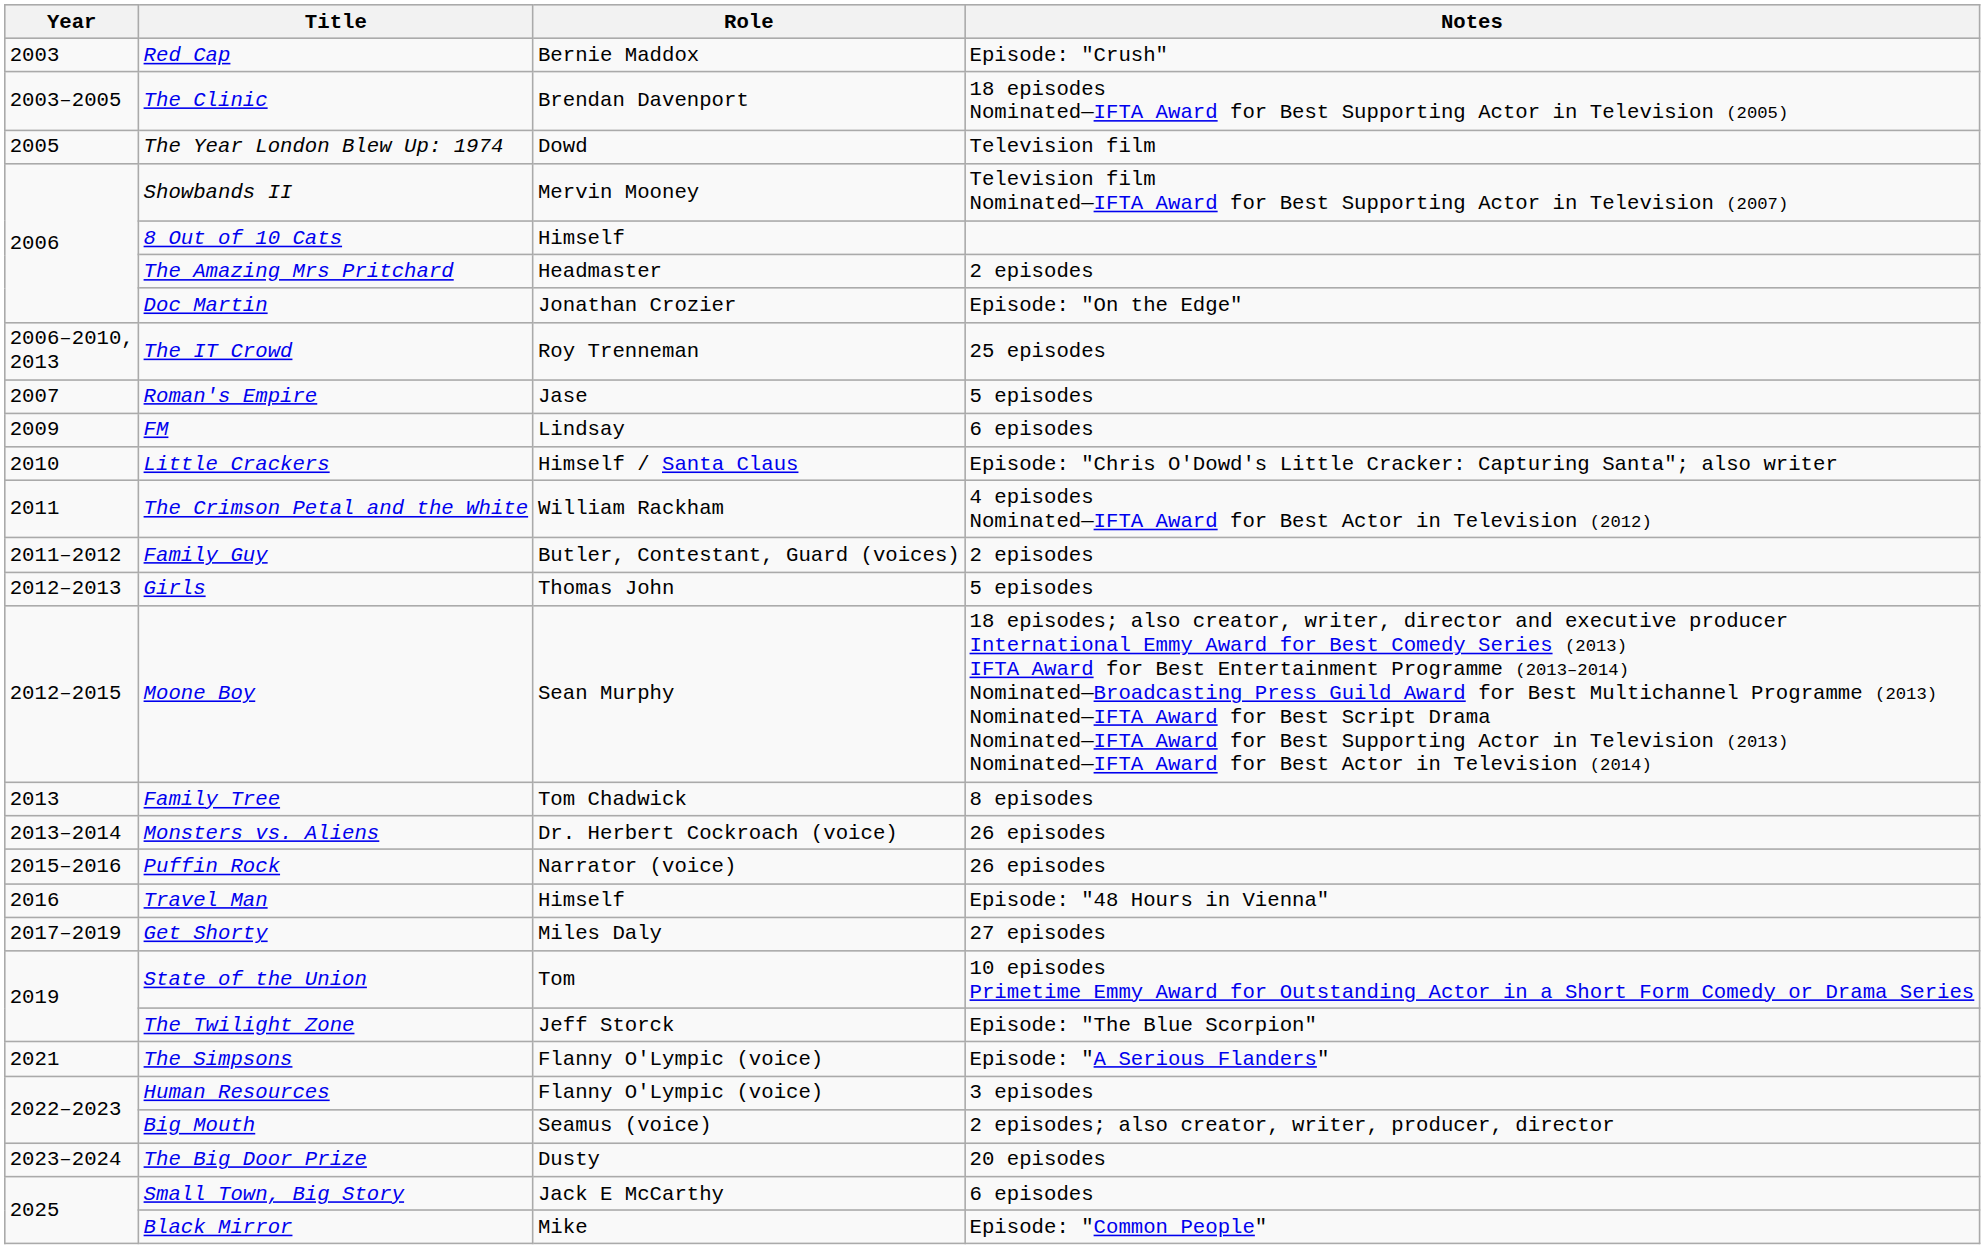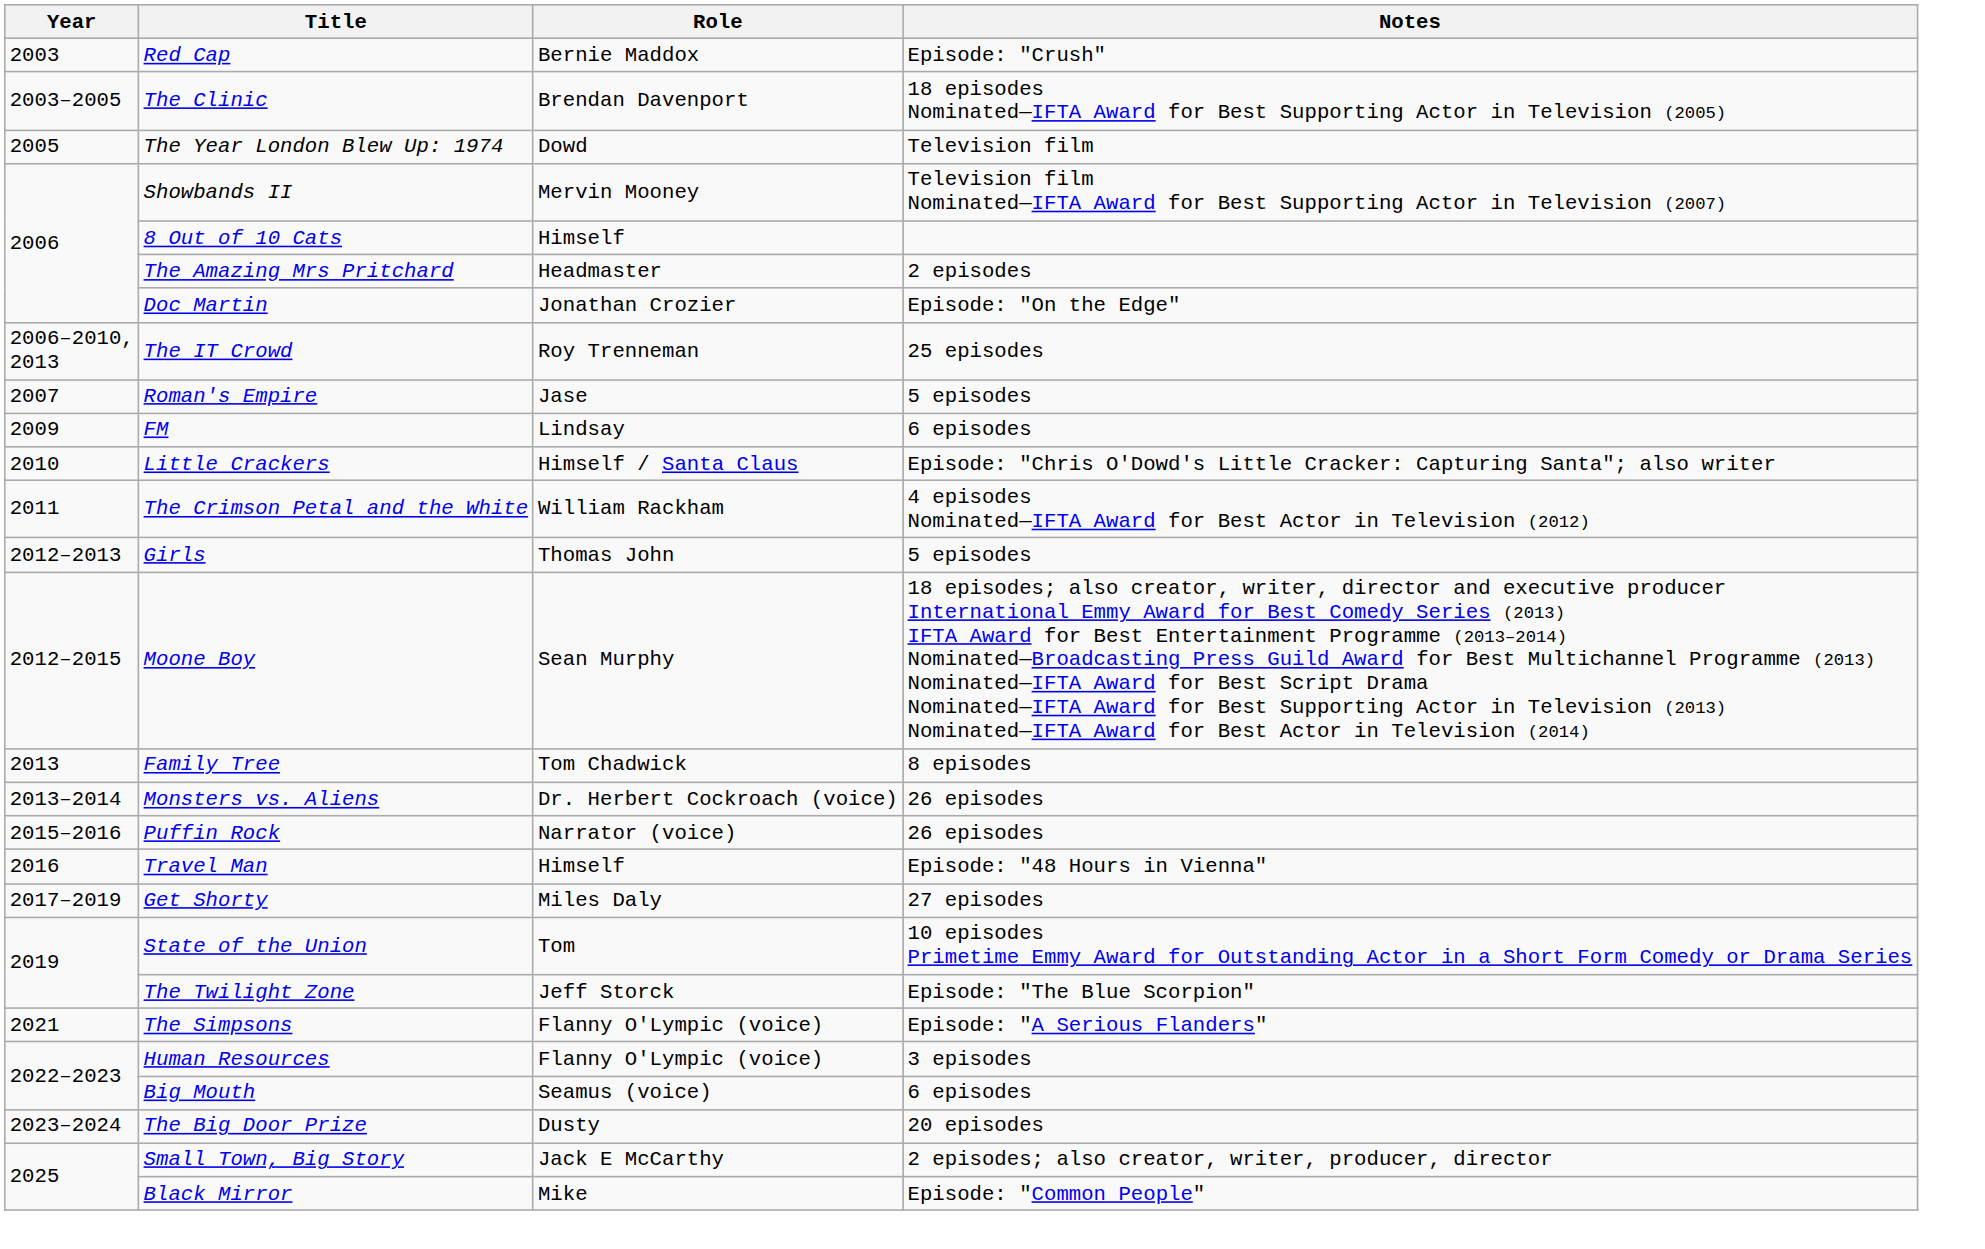- row: (206, 555)
(1292, 1126) 2 episodes; also creator, writer, producer, director -> (970, 1093) 6 episodes
(1032, 1194) 6 episodes -> (1230, 1160) 2 episodes; also creator, writer, producer, director
